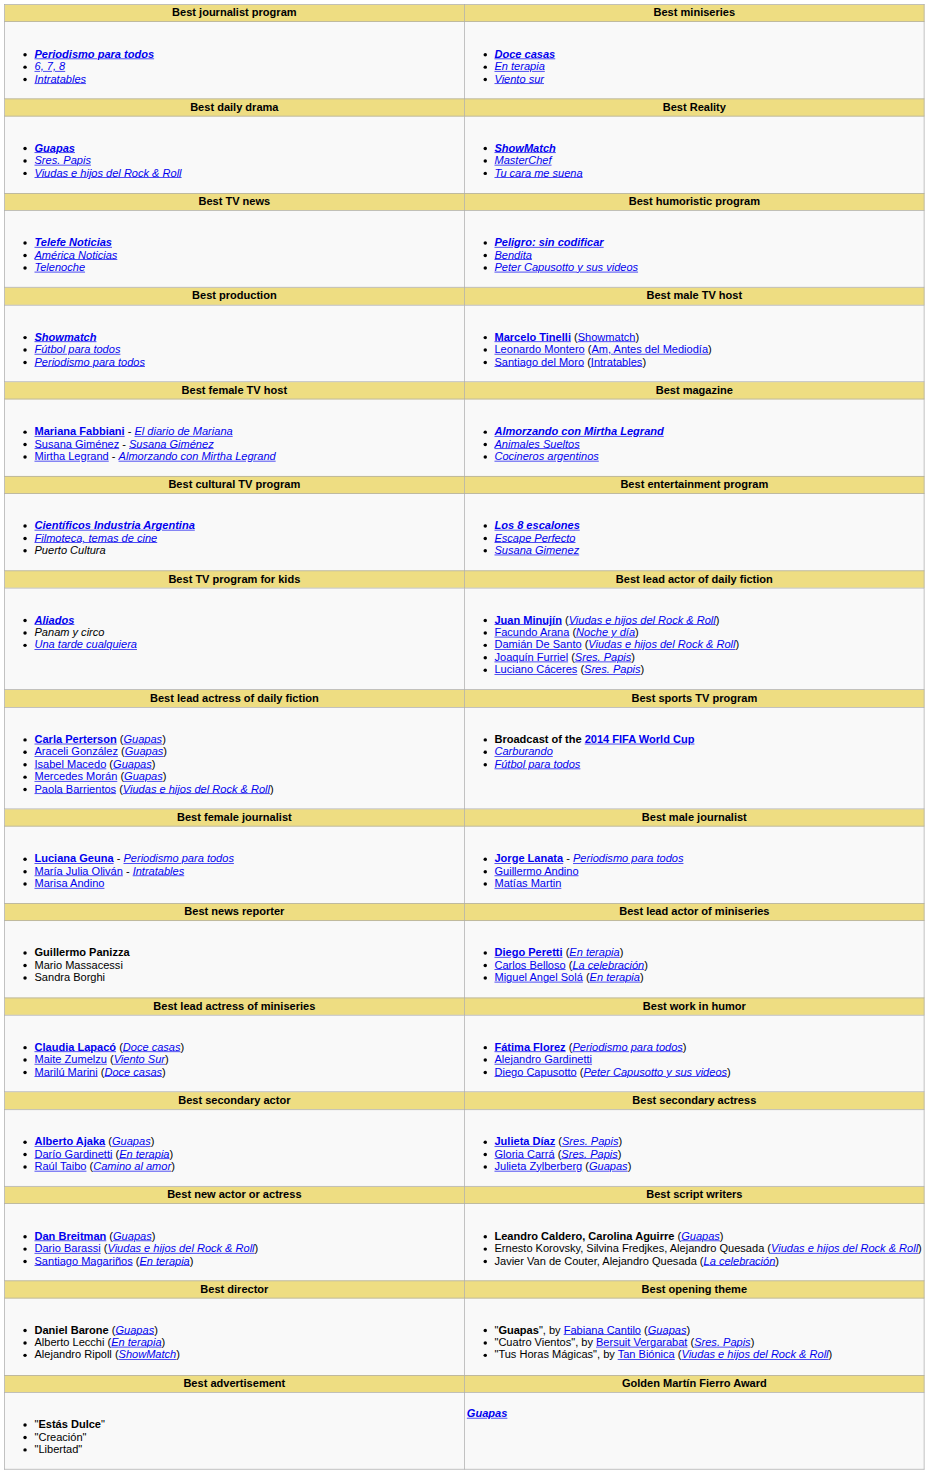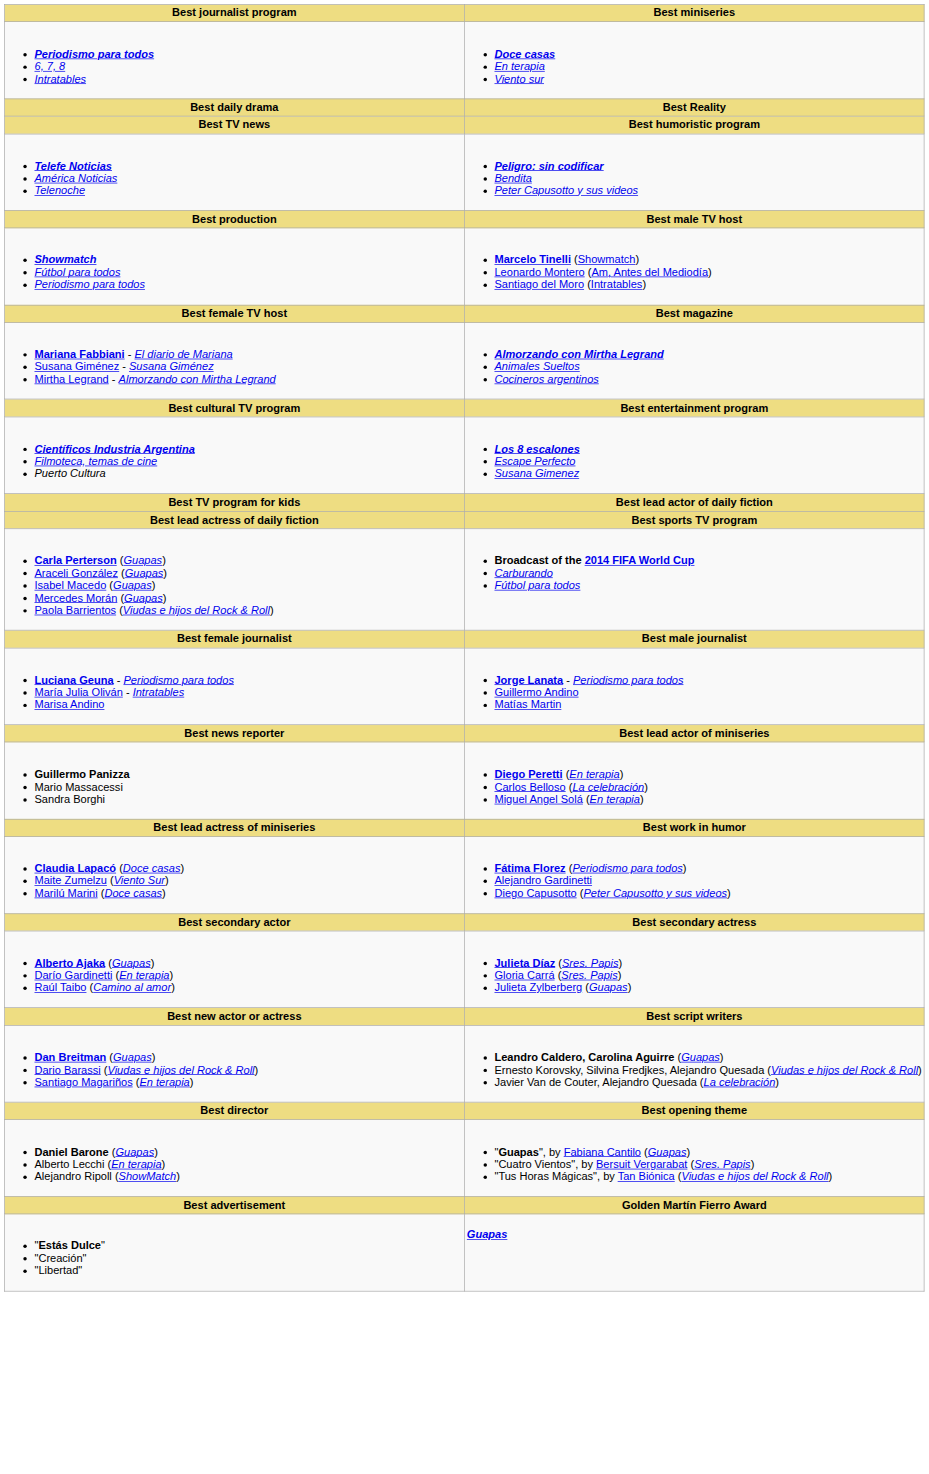- row: (234, 161)
- row: (234, 633)
